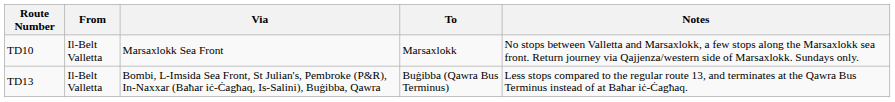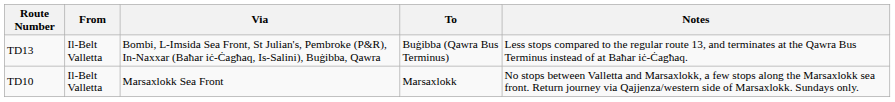rows swapped: (20, 50) <-> (20, 81)
